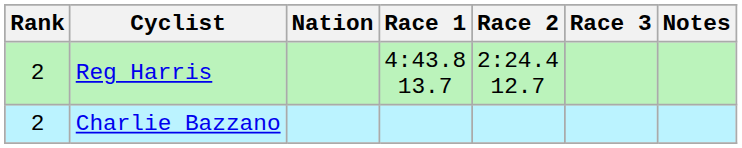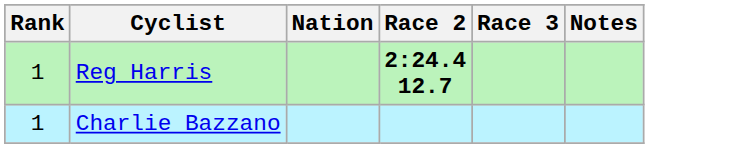- column: (425, 23)
(38, 74) 2 -> (38, 74) 1
(518, 74) normal -> (425, 74) bold
(38, 124) 2 -> (38, 124) 1
